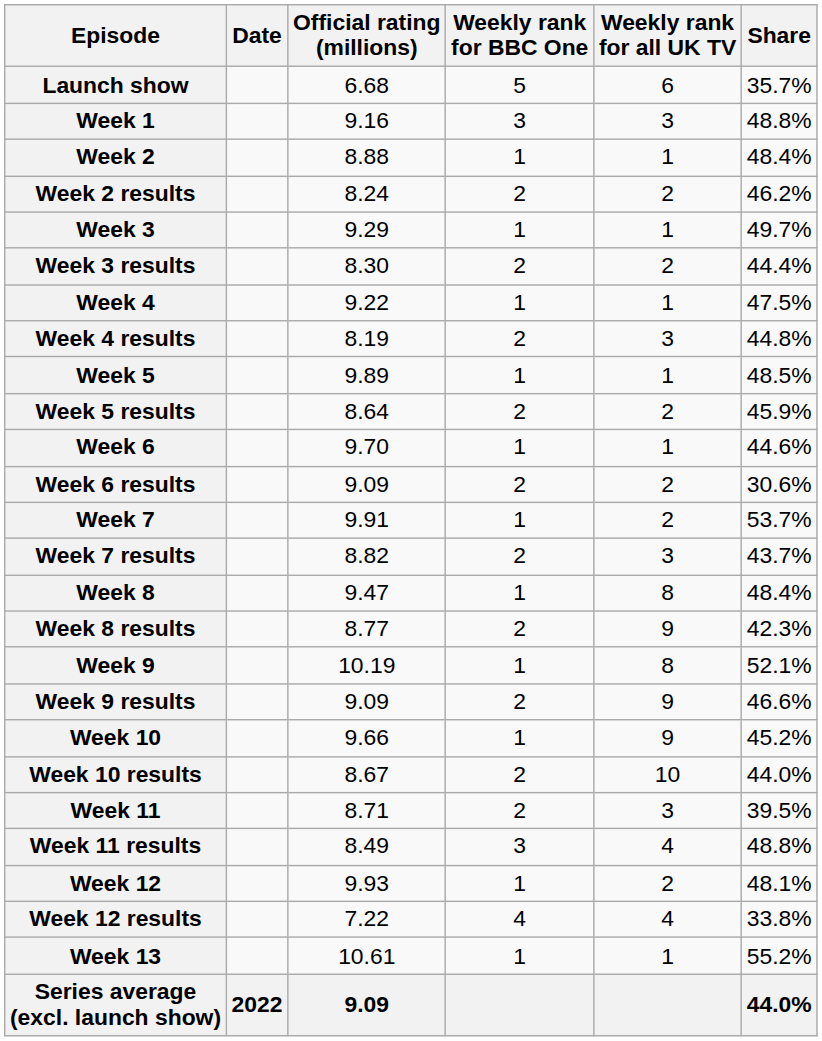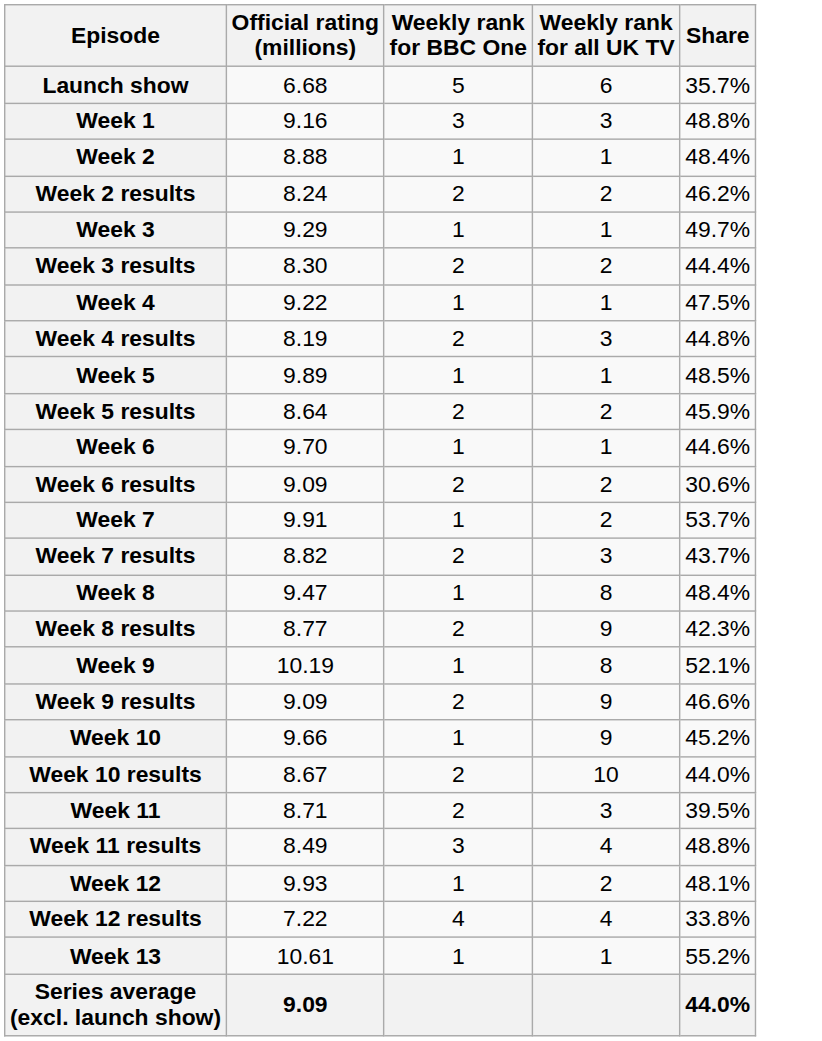- column: (257, 35)
